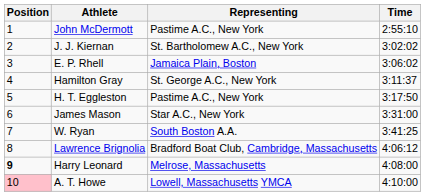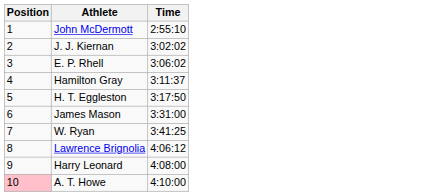- column: (264, 13)
(10, 166) bold -> (10, 166) normal
